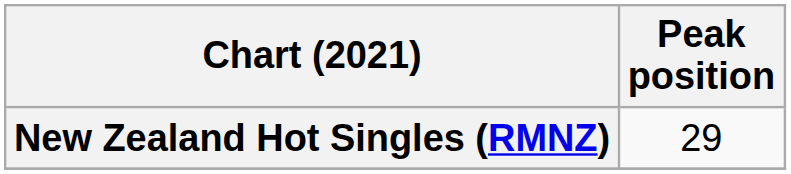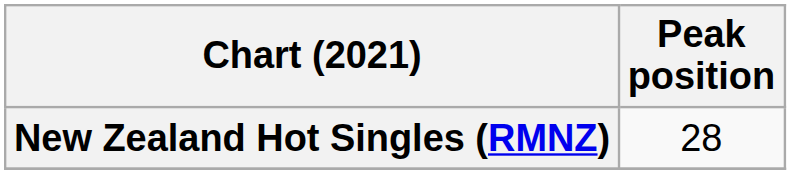(701, 137) 29 -> (701, 137) 28
